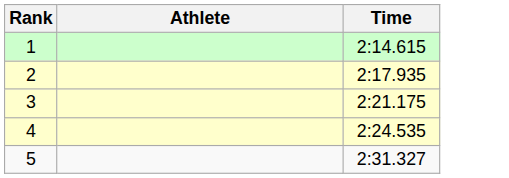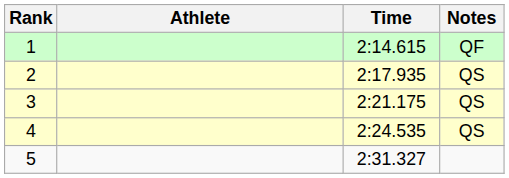+ column: (472, 18)
